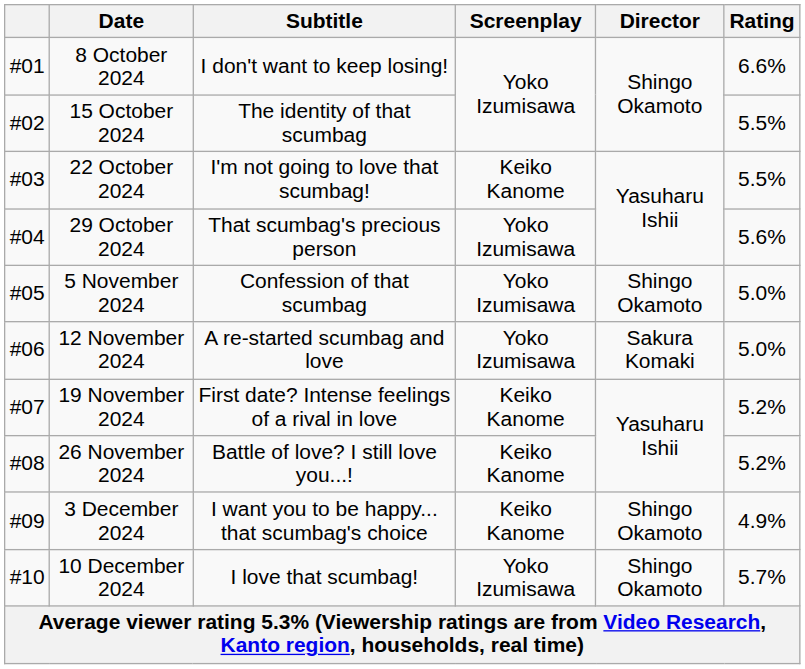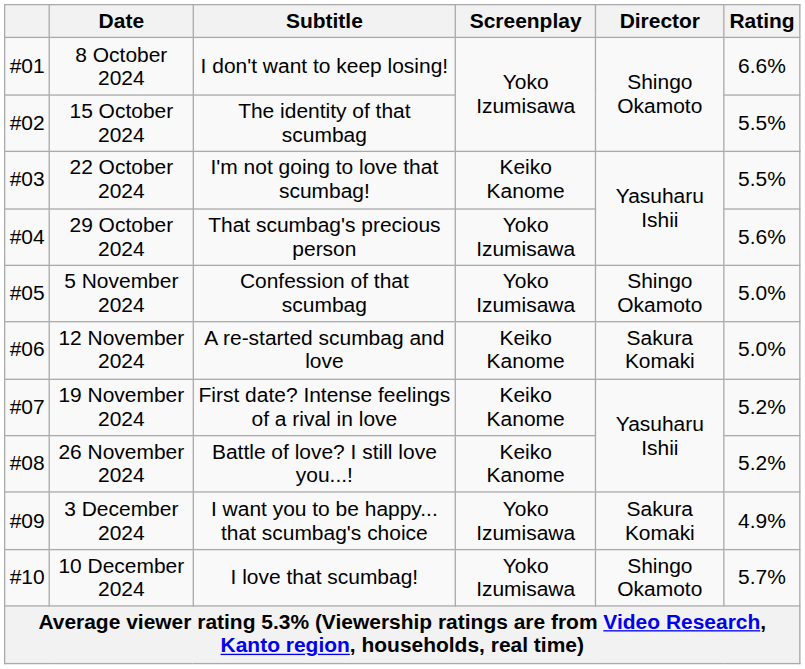(526, 350) Yoko Izumisawa -> (526, 350) Keiko Kanome
(526, 520) Keiko Kanome -> (526, 520) Yoko Izumisawa
(660, 520) Shingo Okamoto -> (660, 520) Sakura Komaki
